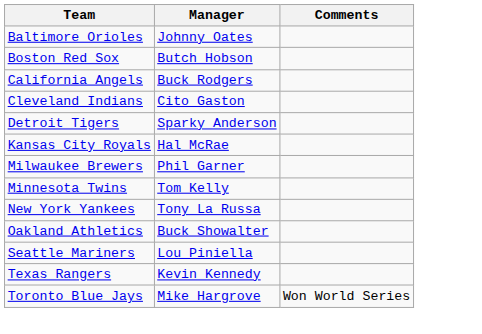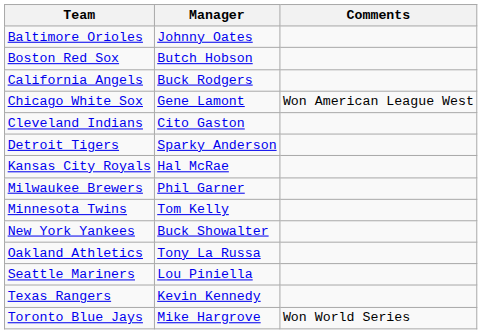+ row: (75, 102)
(209, 210) Tony La Russa -> (213, 231) Buck Showalter
(213, 231) Buck Showalter -> (209, 253) Tony La Russa
